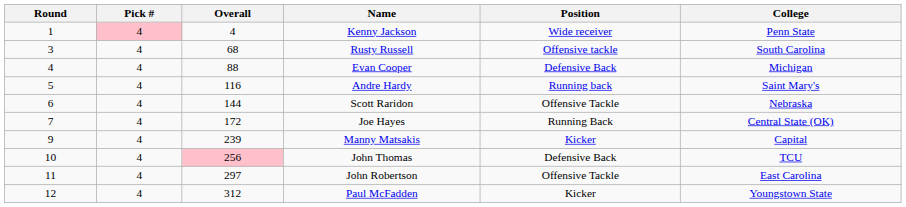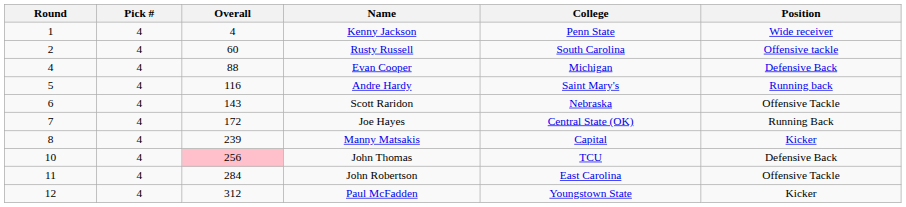columns swapped: (580, 13) <-> (791, 13)
(139, 31) pink background -> (139, 31) no background
(50, 49) 3 -> (50, 49) 2
(233, 49) 68 -> (233, 49) 60
(233, 103) 144 -> (233, 103) 143
(50, 139) 9 -> (50, 139) 8
(233, 175) 297 -> (233, 175) 284
